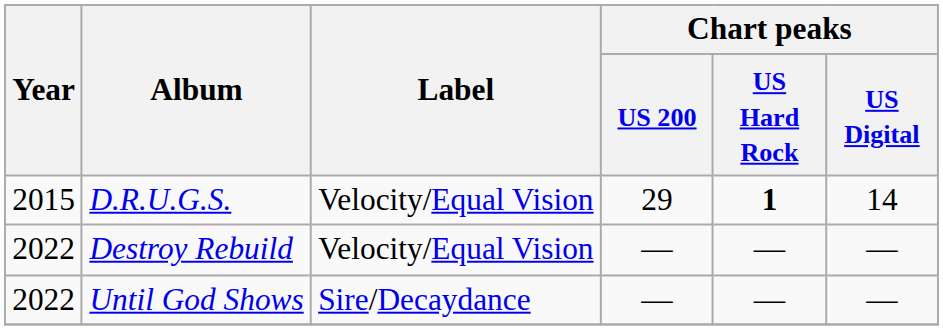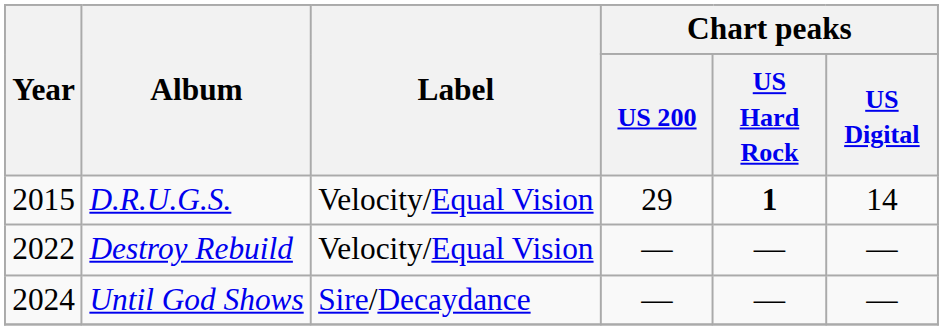(44, 298) 2022 -> (44, 298) 2024
